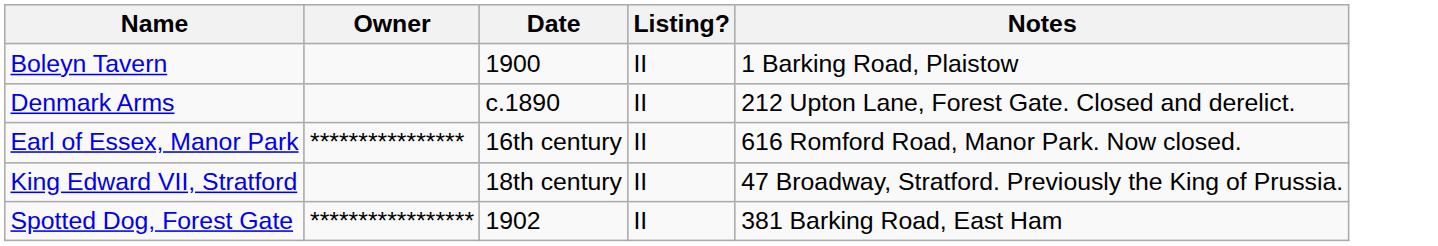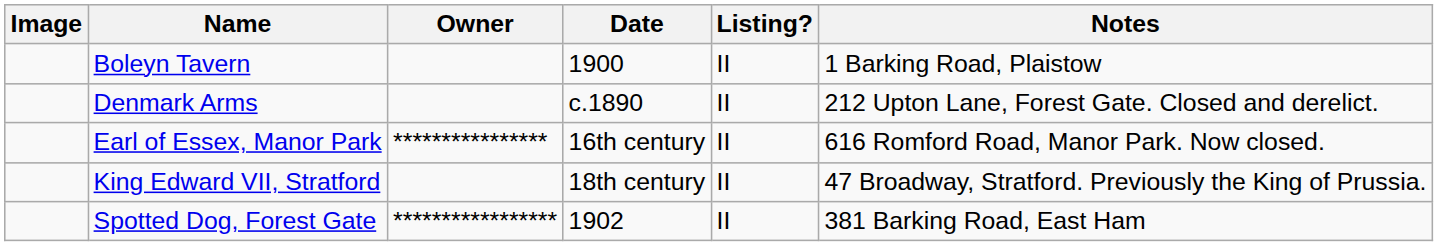+ column: (46, 24)
